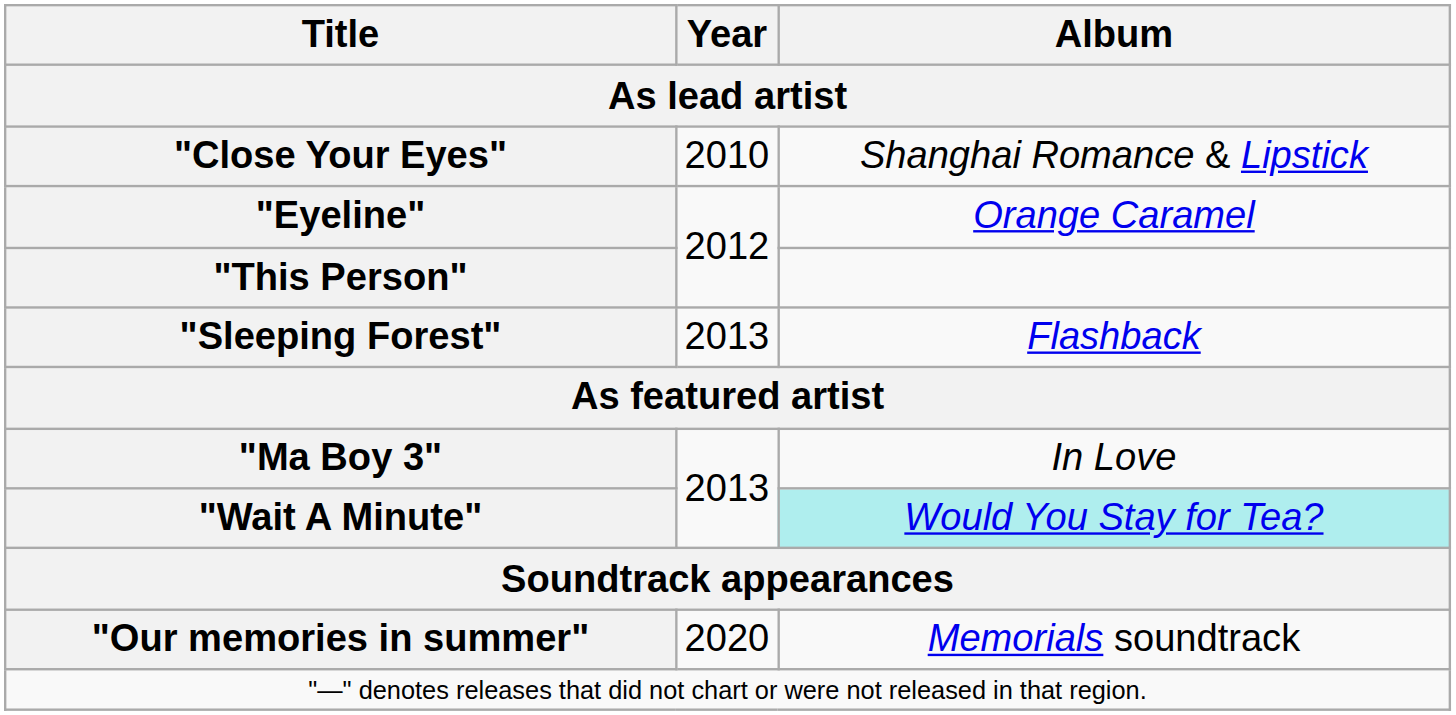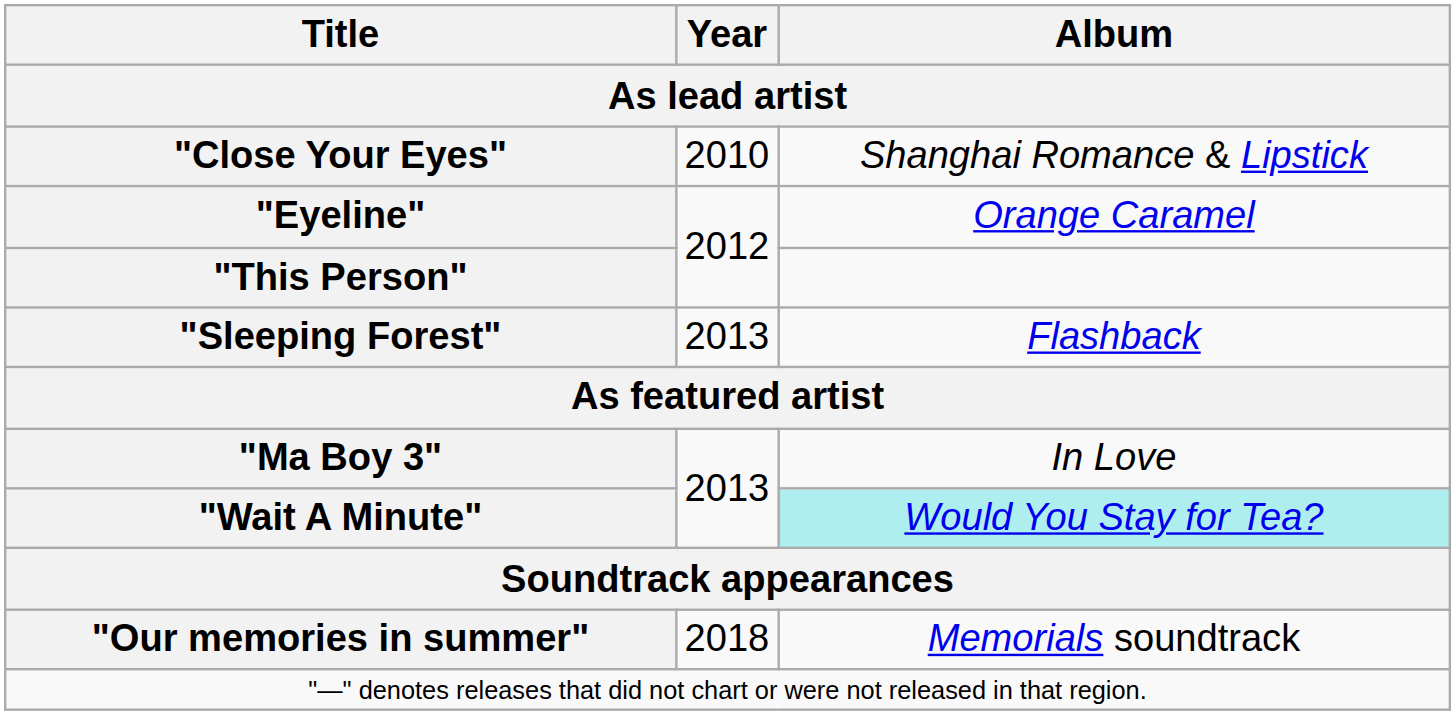(727, 638) 2020 -> (727, 638) 2018
